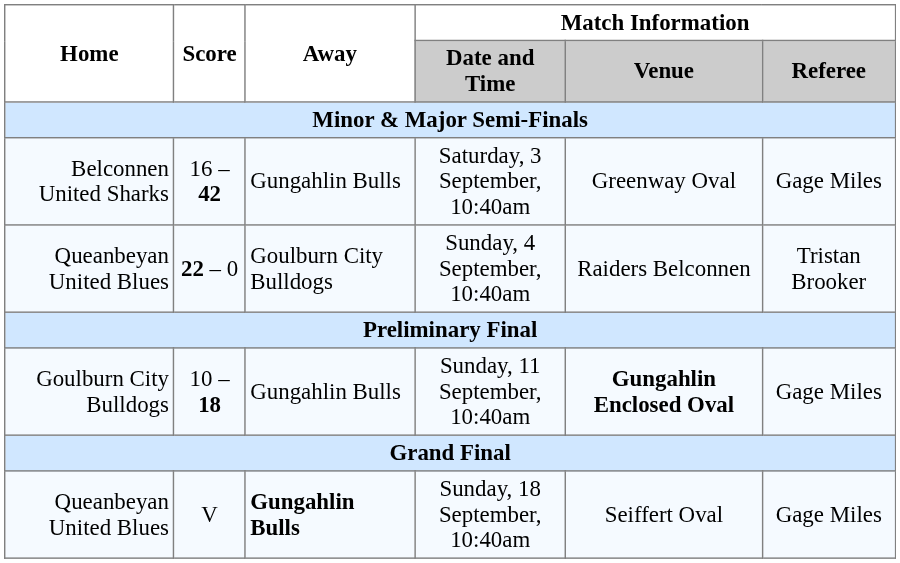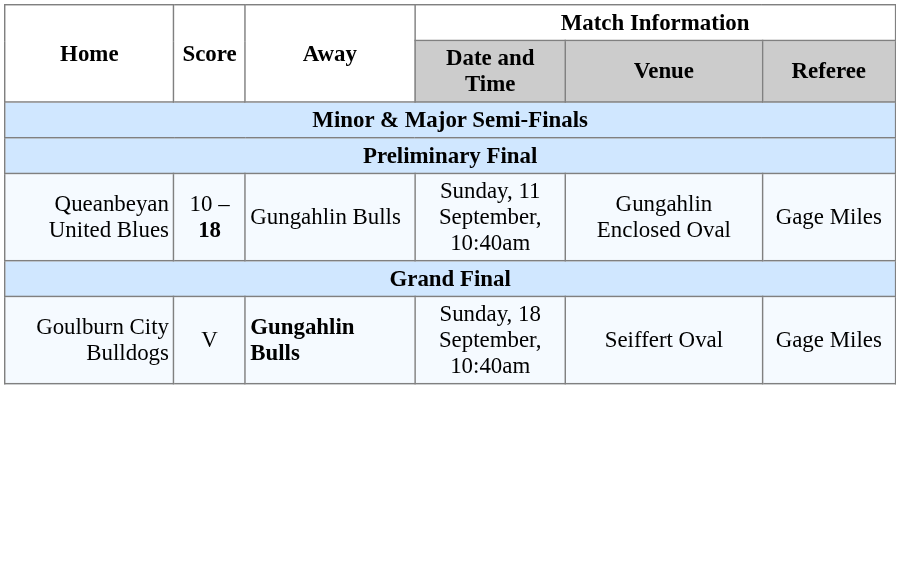- row: (490, 181)
- row: (490, 268)
(103, 391) Goulburn City Bulldogs -> (109, 216) Queanbeyan United Blues
(664, 391) bold -> (664, 216) normal
(109, 514) Queanbeyan United Blues -> (103, 339) Goulburn City Bulldogs
